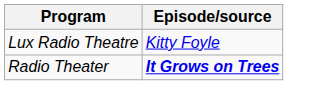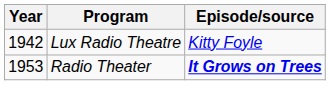+ column: (26, 17)
